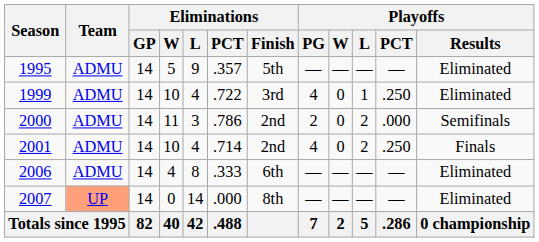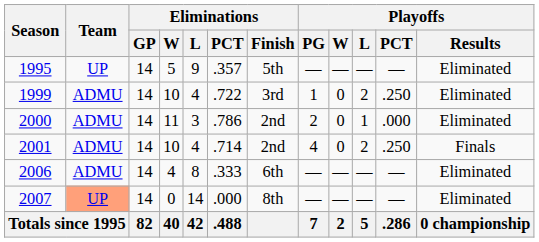(98, 69) ADMU -> (98, 69) UP
(314, 95) 4 -> (314, 95) 1
(364, 95) 1 -> (364, 95) 2
(364, 120) 2 -> (364, 120) 1
(475, 120) Semifinals -> (475, 120) Eliminated
